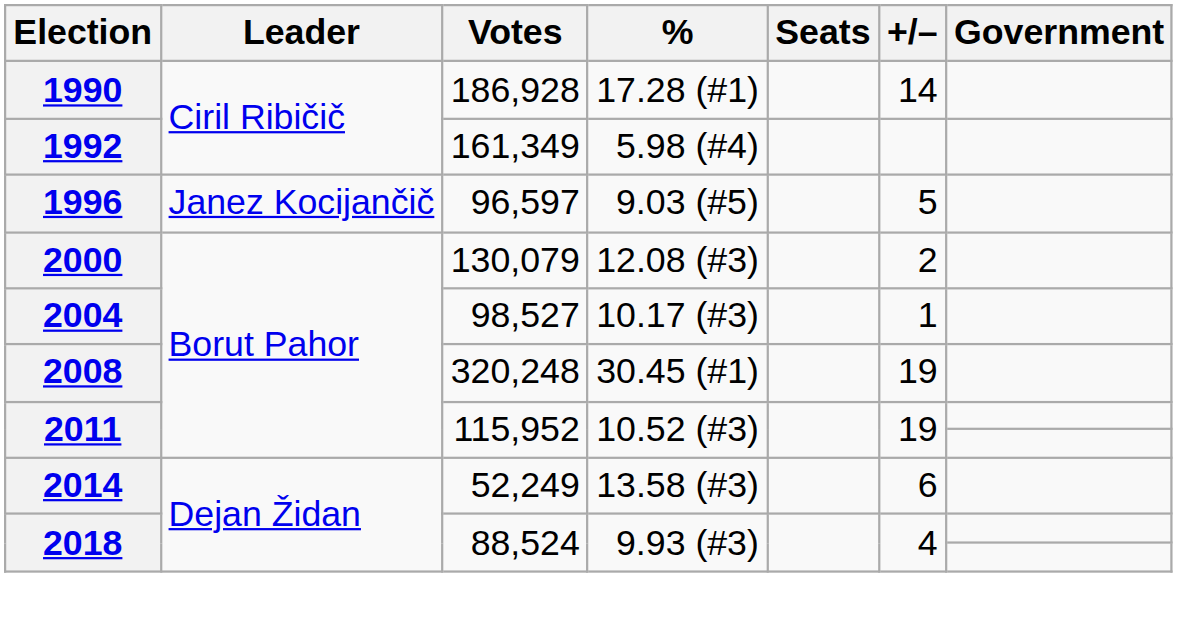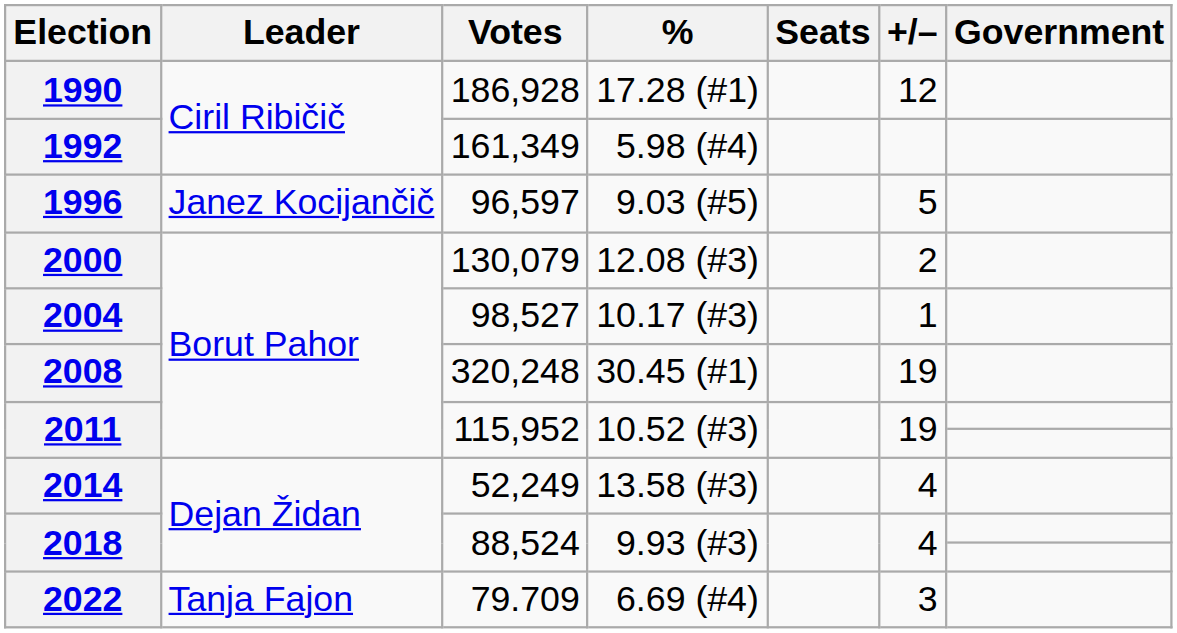(918, 89) 14 -> (918, 89) 12
(928, 485) 6 -> (928, 485) 4
+ row: (83, 598)
